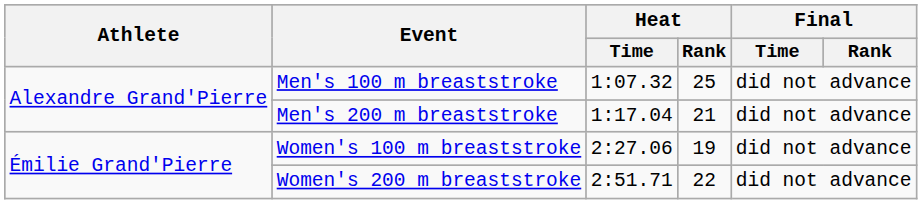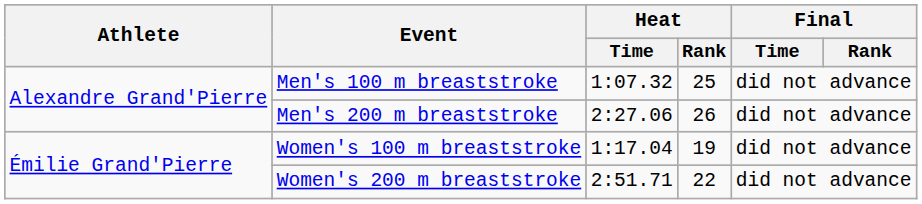(632, 116) 1:17.04 -> (632, 116) 2:27.06
(704, 116) 21 -> (704, 116) 26
(632, 149) 2:27.06 -> (632, 149) 1:17.04
